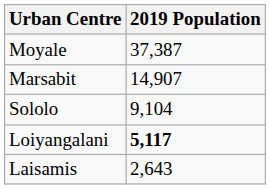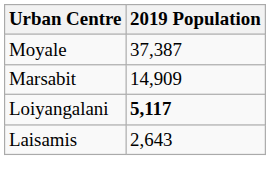(156, 79) 14,907 -> (156, 79) 14,909
- row: (34, 109)
